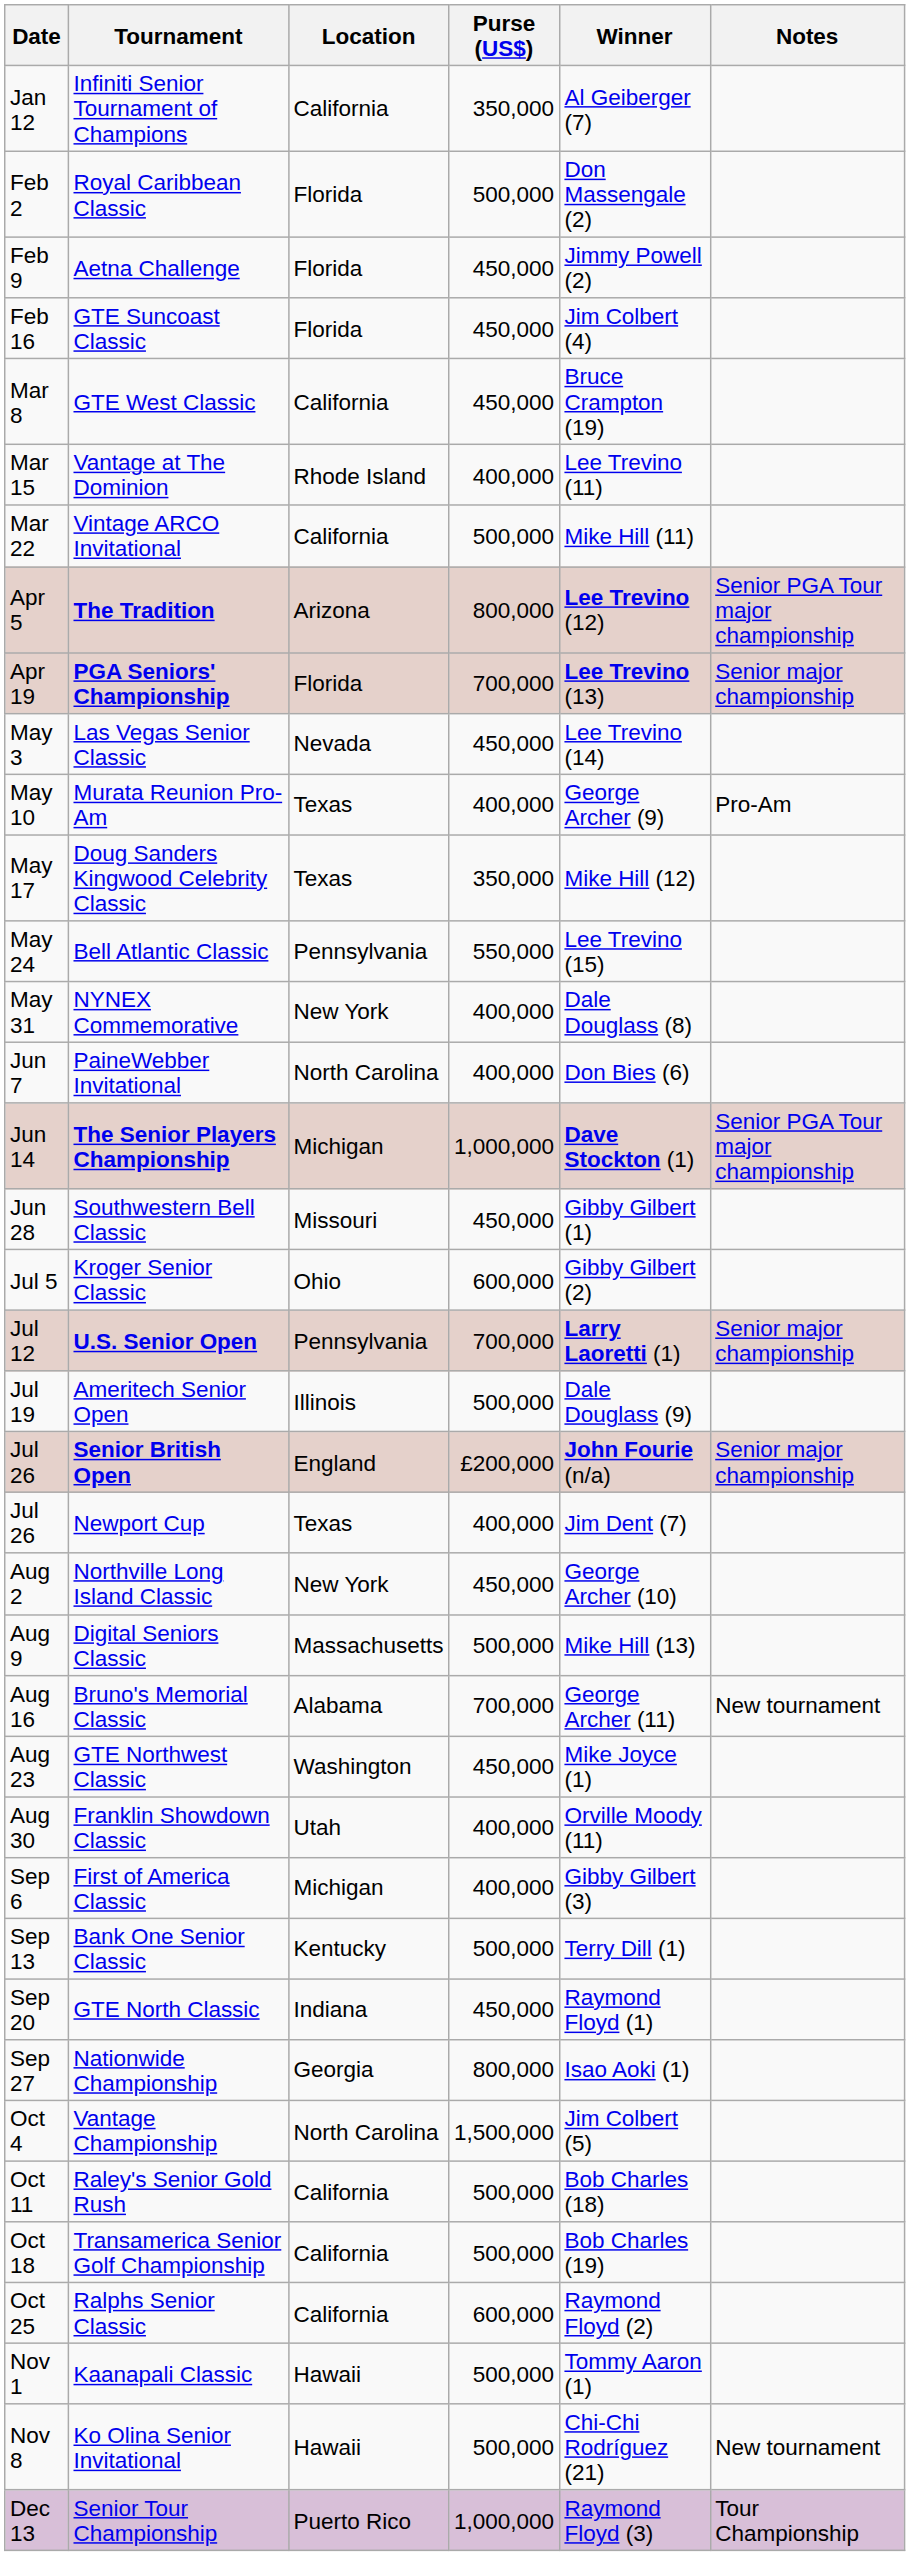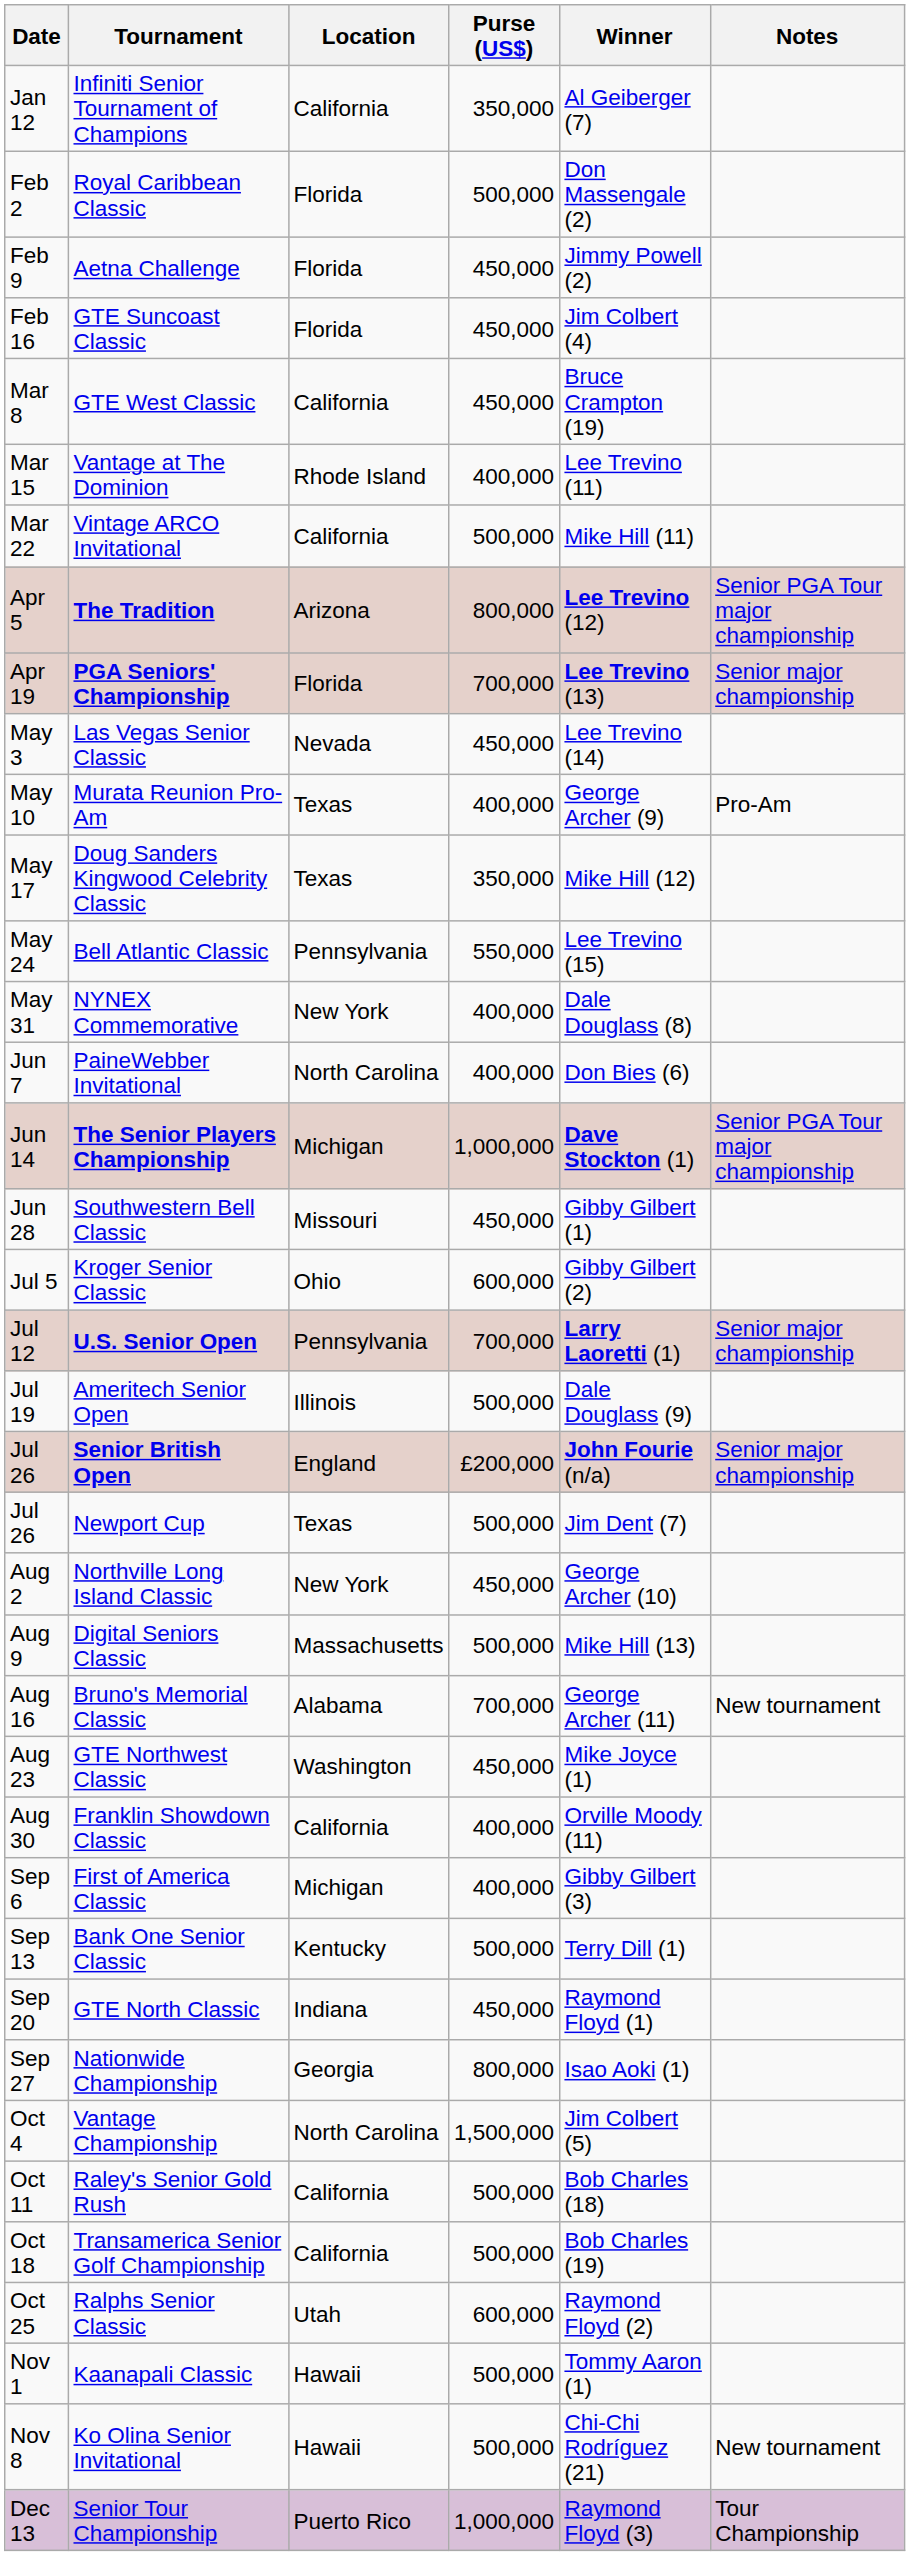(513, 1523) 400,000 -> (513, 1523) 500,000
(317, 1827) Utah -> (341, 1827) California
(341, 2313) California -> (317, 2313) Utah
